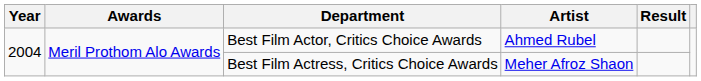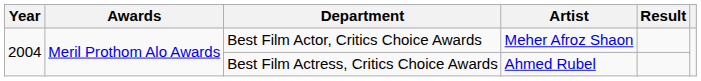(550, 40) Ahmed Rubel -> (569, 40) Meher Afroz Shaon
(569, 64) Meher Afroz Shaon -> (550, 64) Ahmed Rubel
